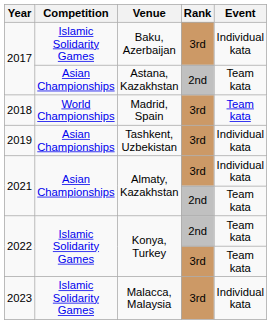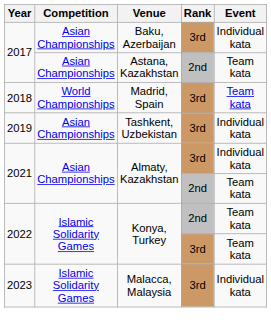(76, 44) Islamic Solidarity Games -> (76, 38) Asian Championships
